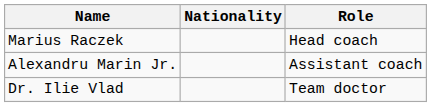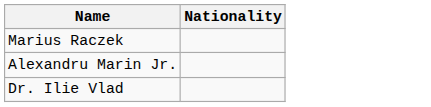- column: (356, 17)
